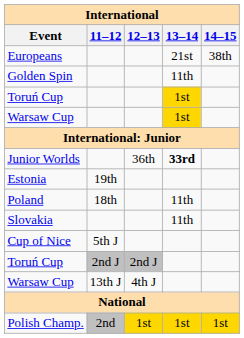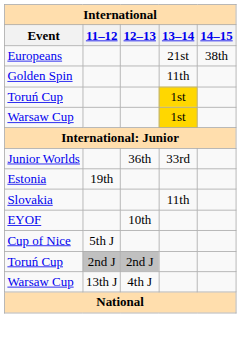(182, 158) bold -> (178, 158) normal
- row: (25, 199)
+ row: (24, 220)
- row: (46, 323)
